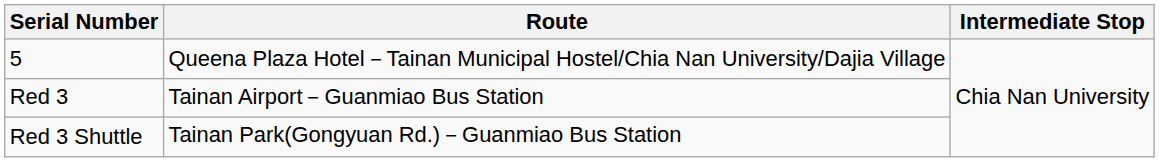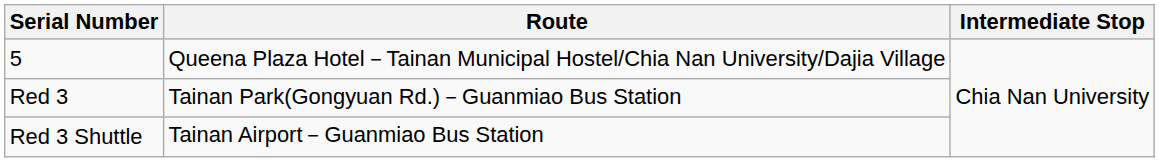(356, 96) Tainan Airport－Guanmiao Bus Station -> (425, 96) Tainan Park(Gongyuan Rd.)－Guanmiao Bus Station
(425, 135) Tainan Park(Gongyuan Rd.)－Guanmiao Bus Station -> (356, 135) Tainan Airport－Guanmiao Bus Station
